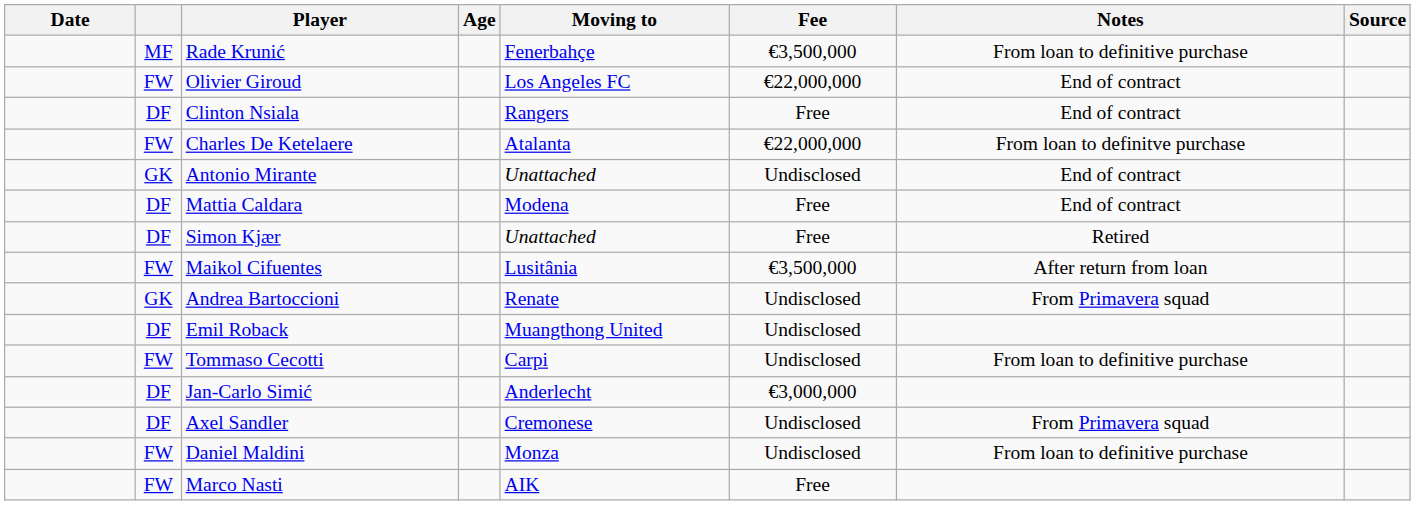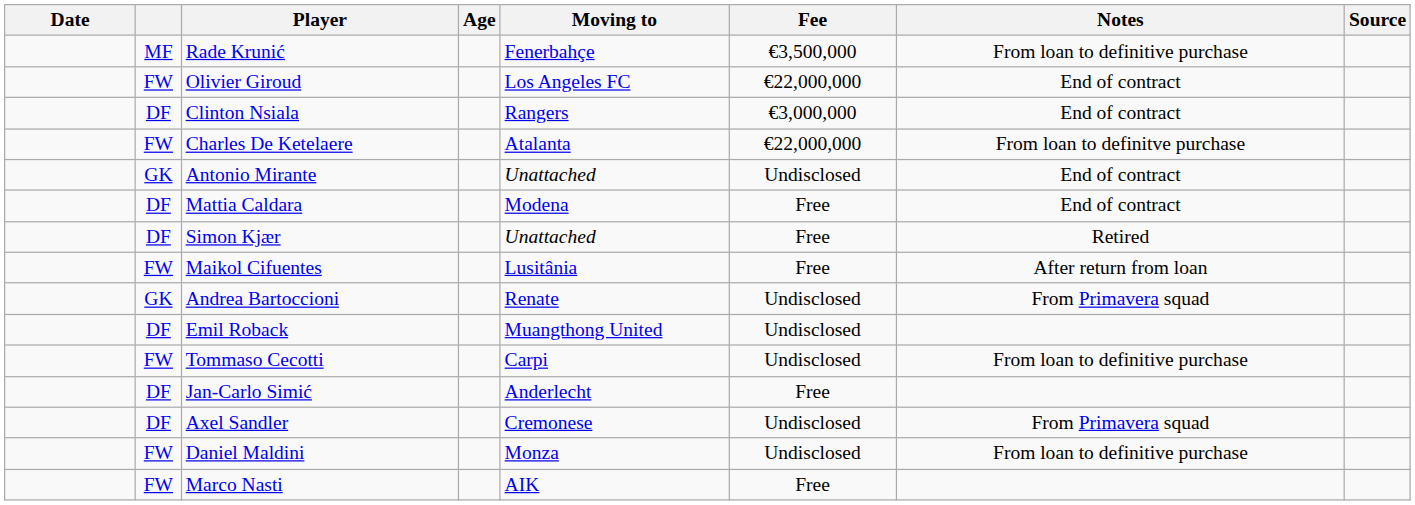(813, 112) Free -> (813, 112) €3,000,000
(813, 267) €3,500,000 -> (813, 267) Free
(813, 391) €3,000,000 -> (813, 391) Free
